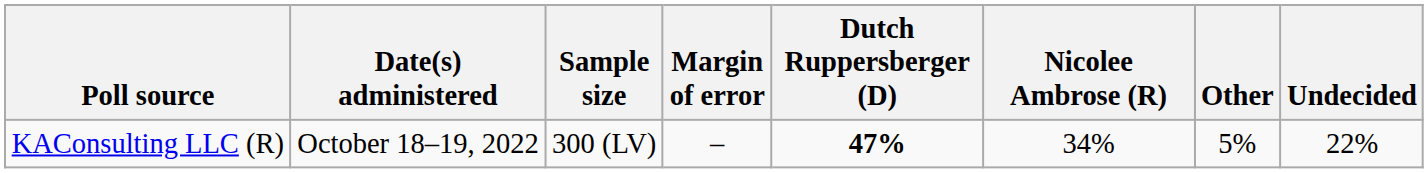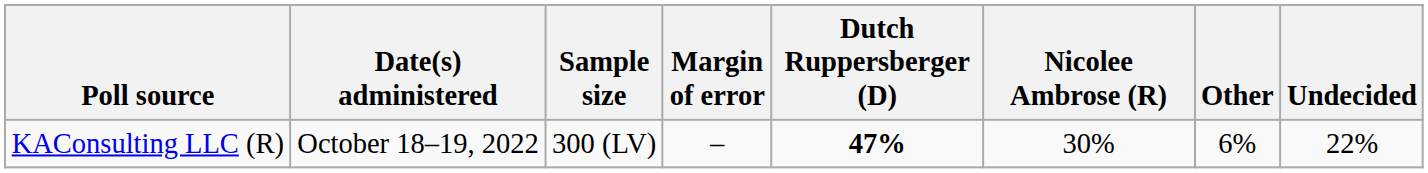(1089, 142) 34% -> (1089, 142) 30%
(1237, 142) 5% -> (1237, 142) 6%
